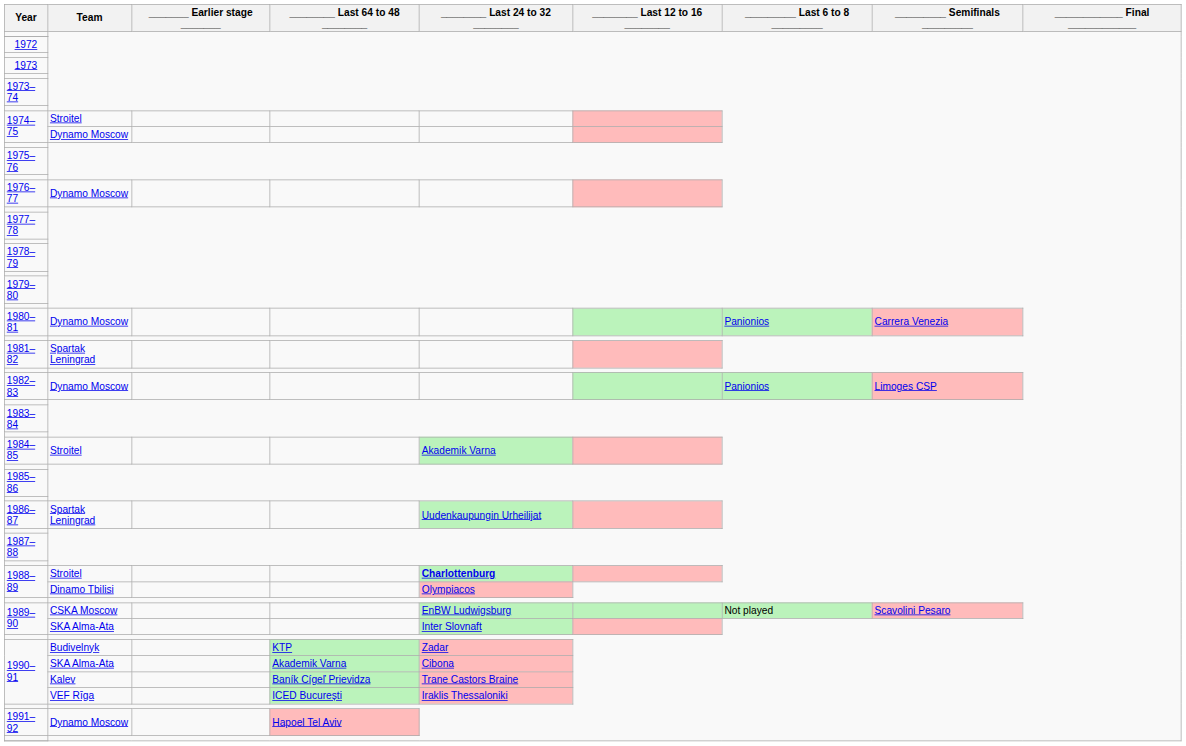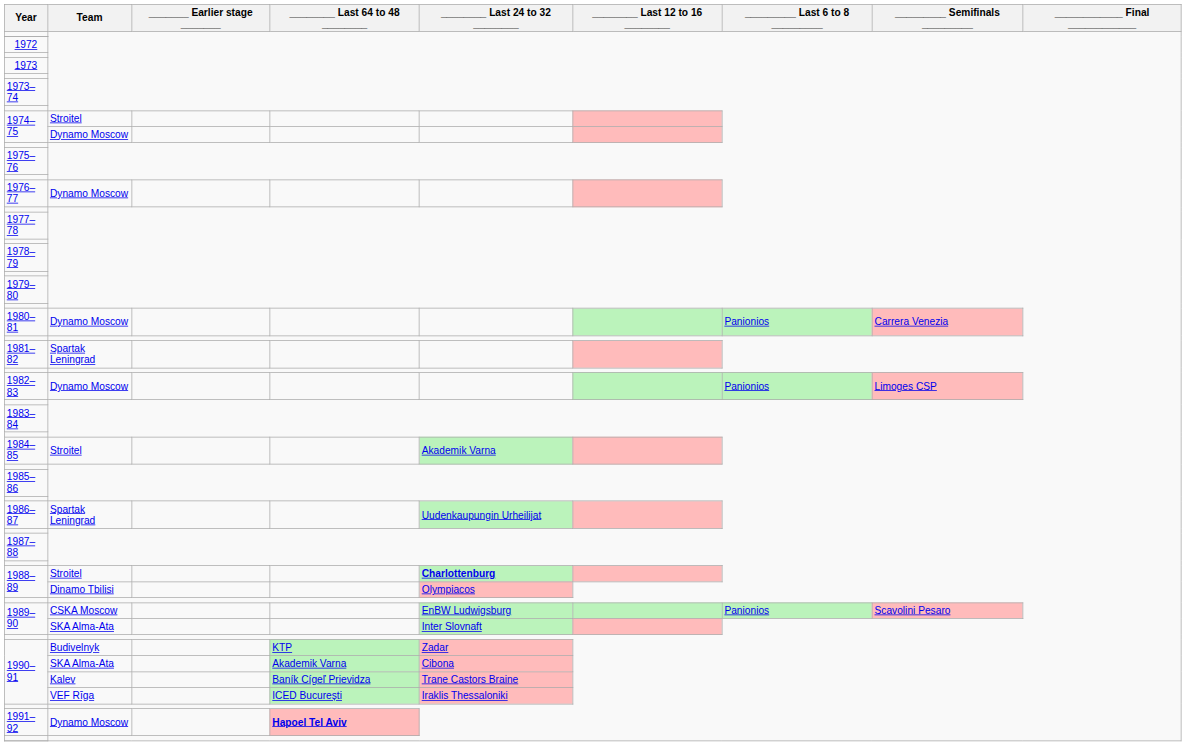(749, 610) Not played -> (747, 610) Panionios
(307, 722) normal -> (309, 722) bold
